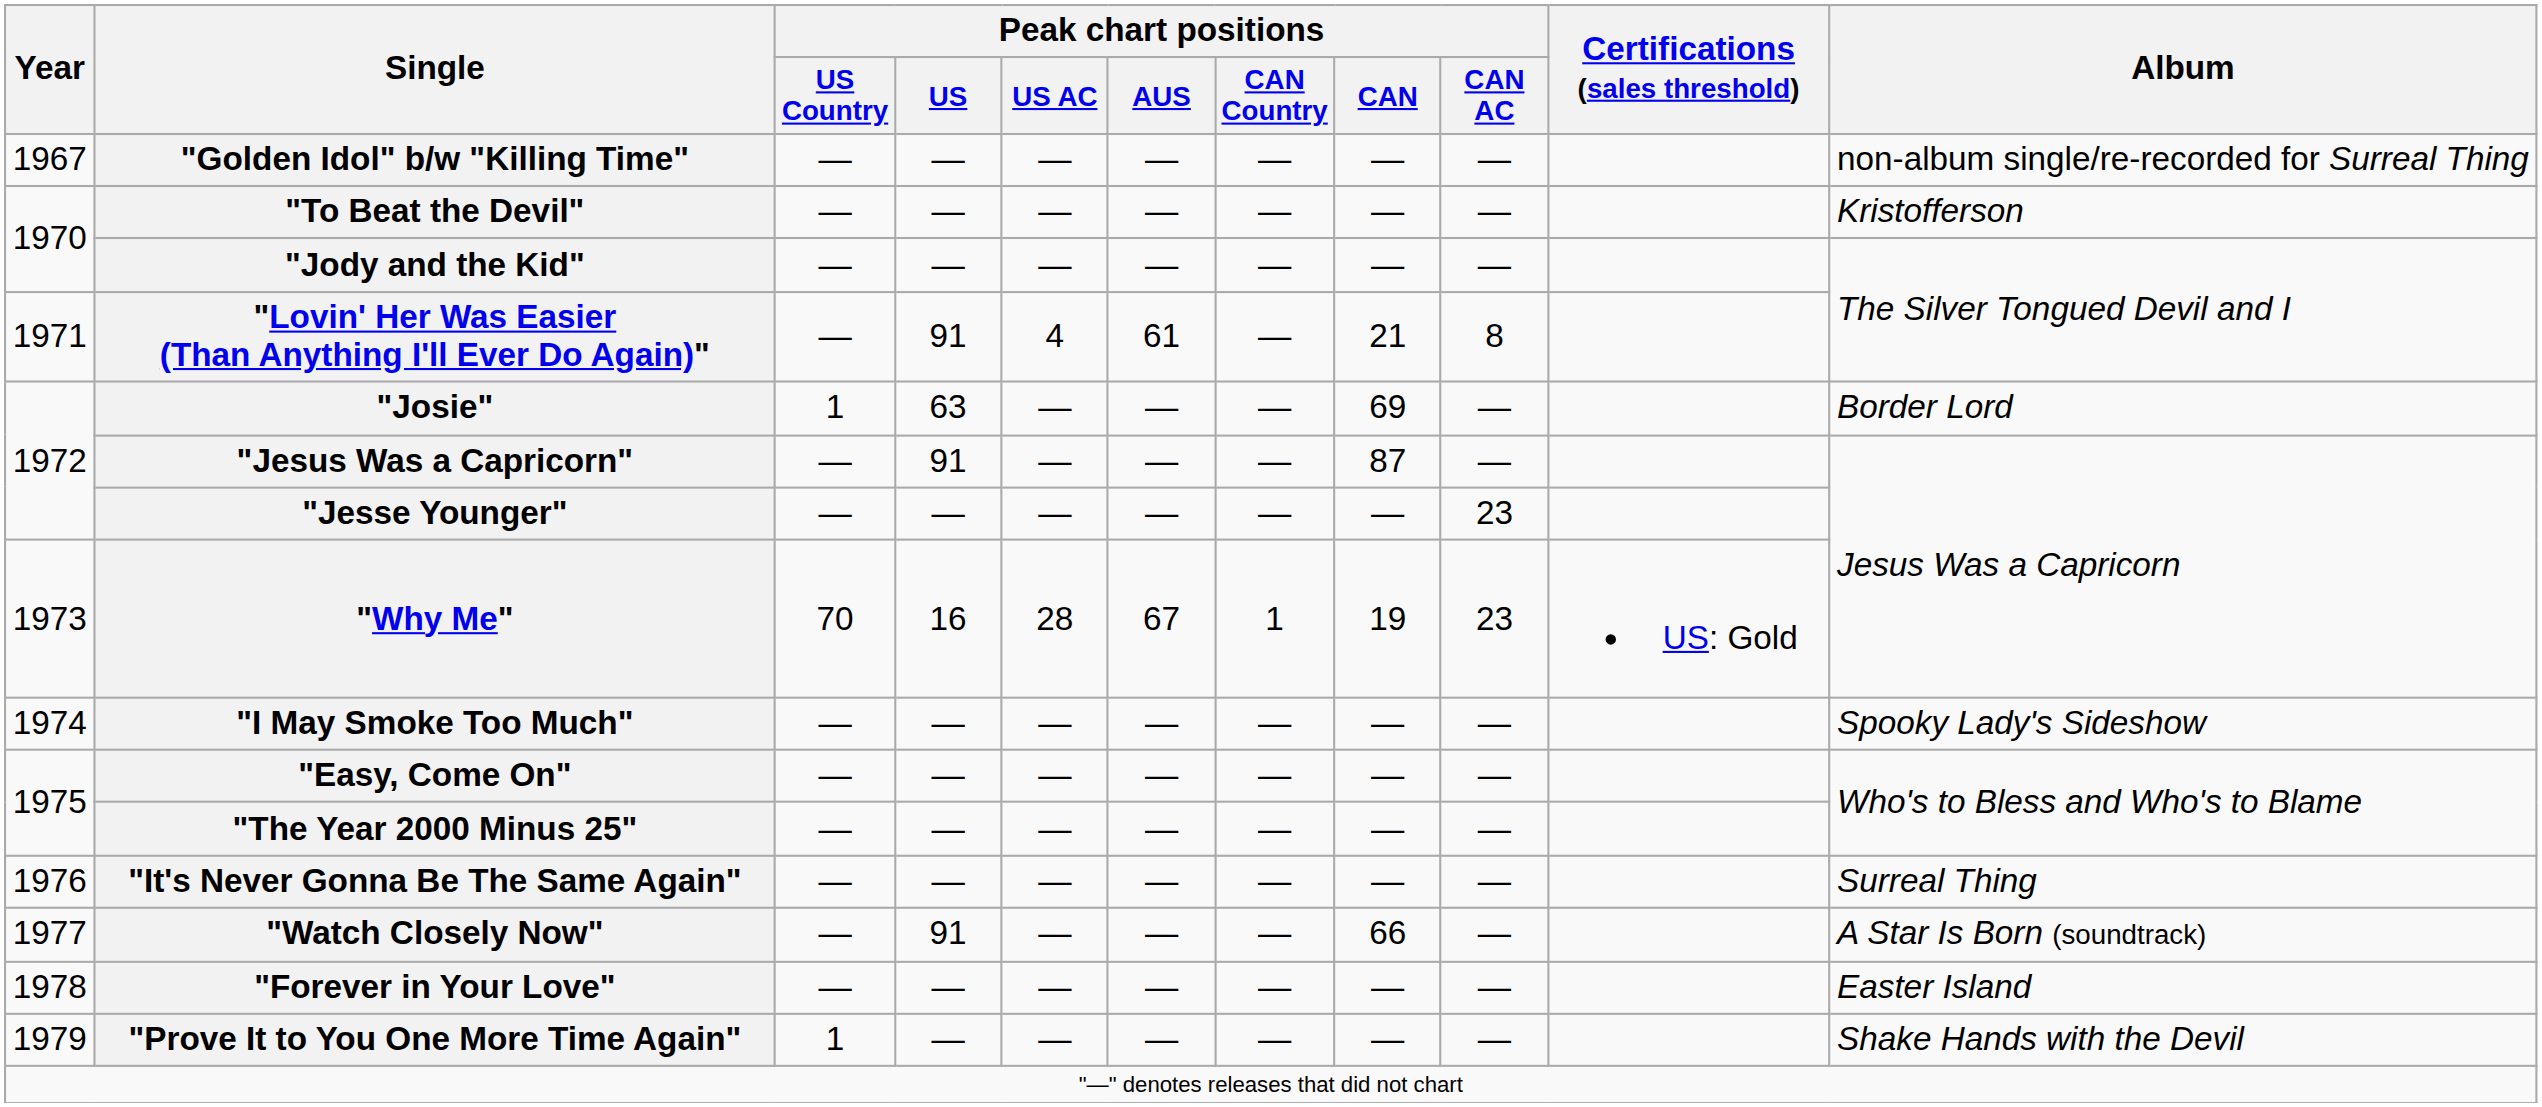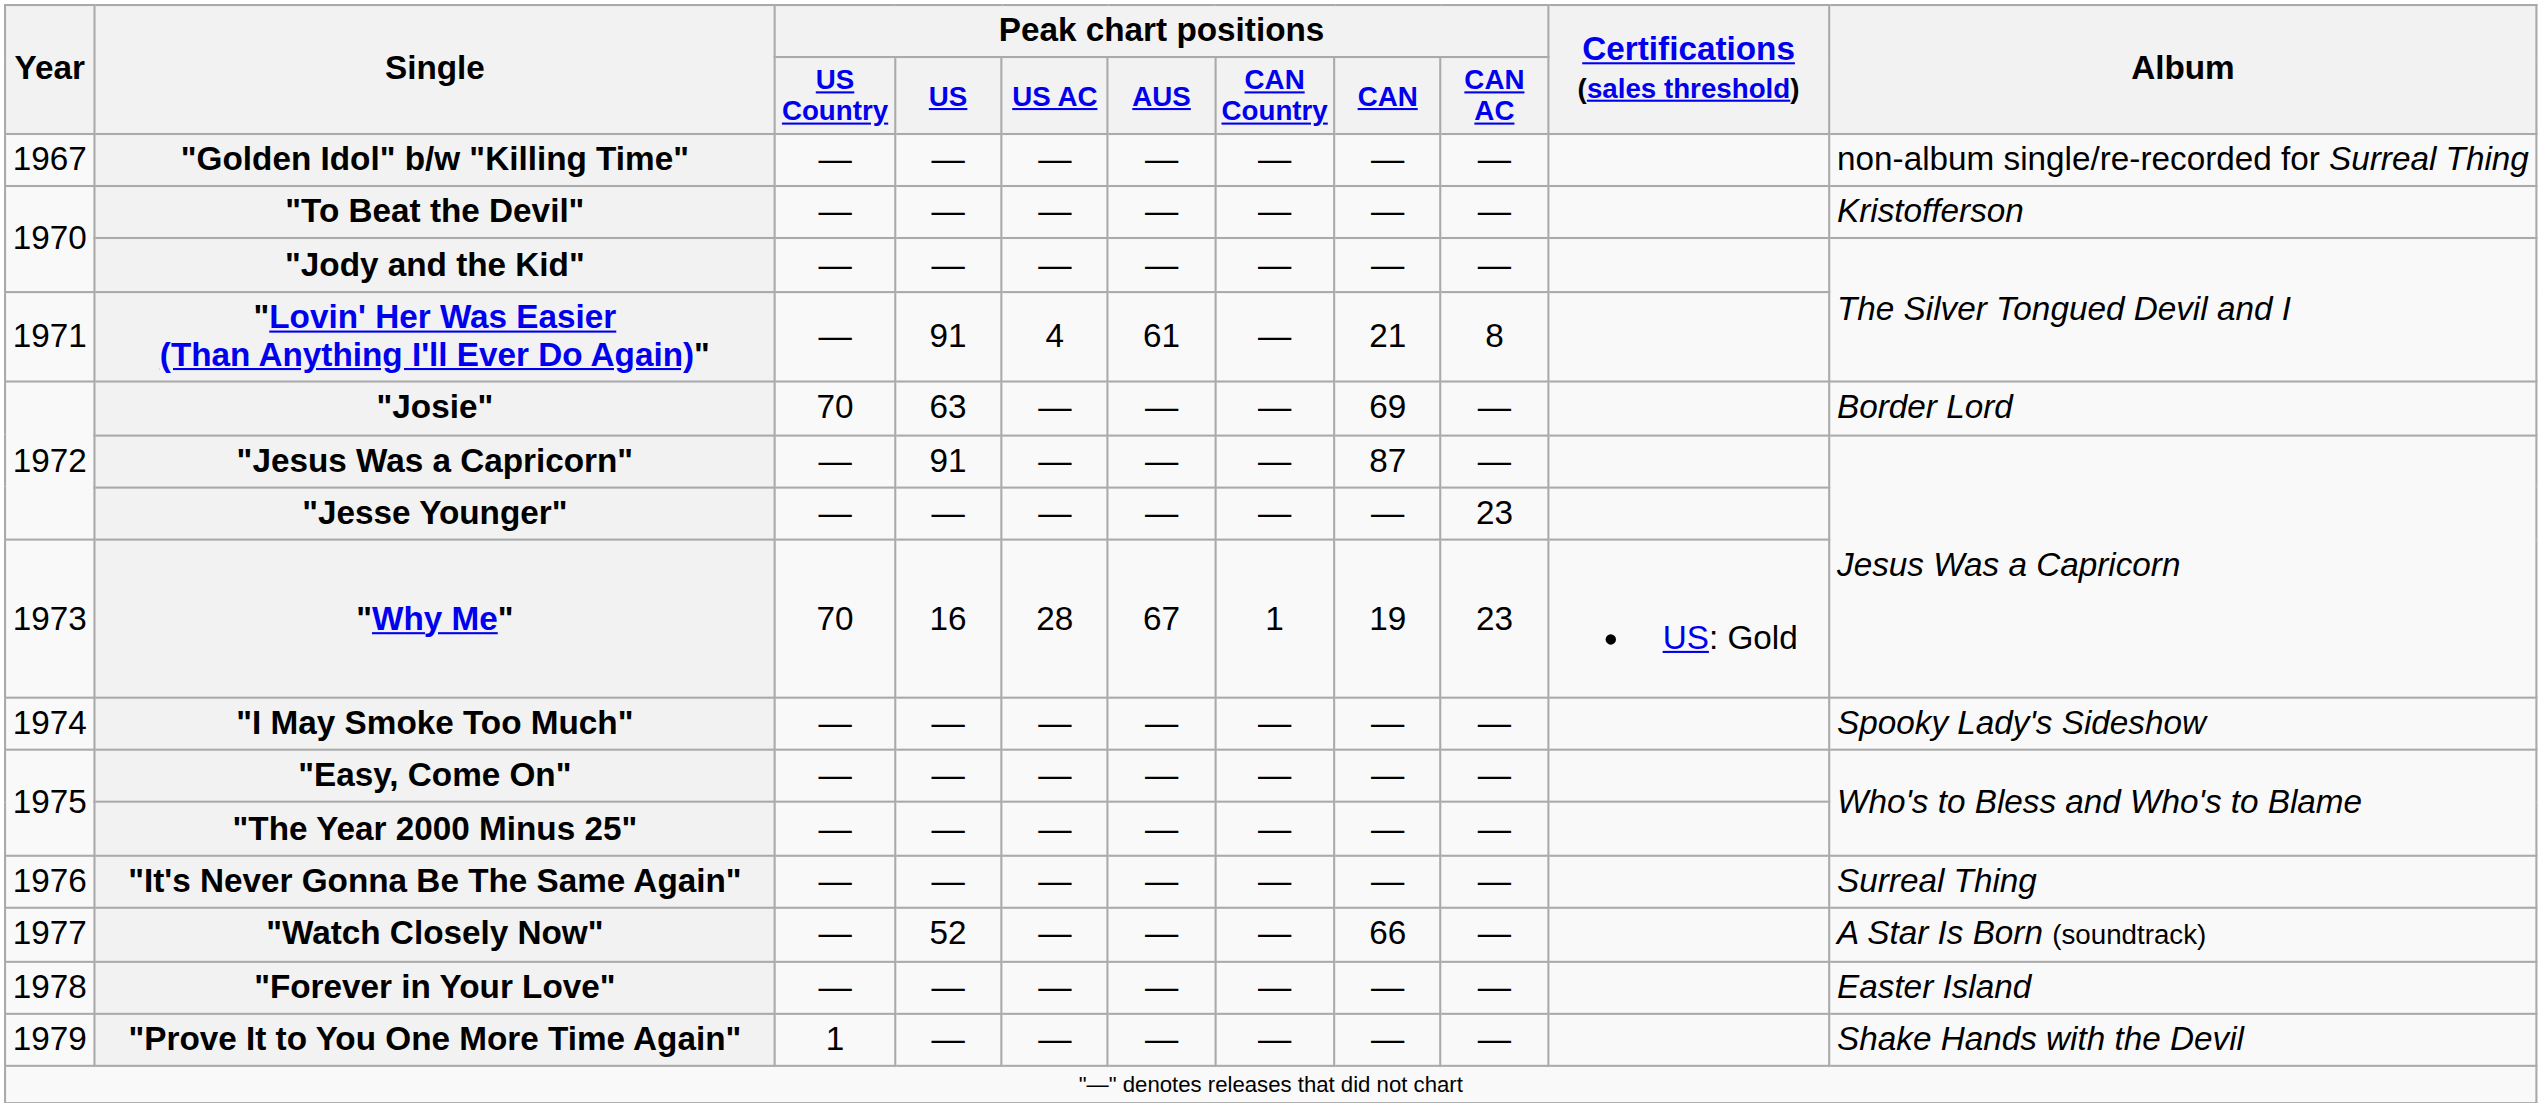(835, 407) 1 -> (835, 407) 70
(948, 933) 91 -> (948, 933) 52
